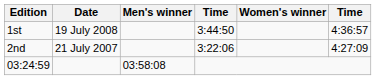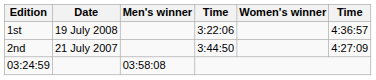(216, 30) 3:44:50 -> (216, 30) 3:22:06
(216, 48) 3:22:06 -> (216, 48) 3:44:50
